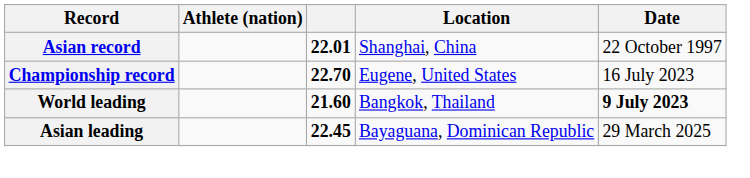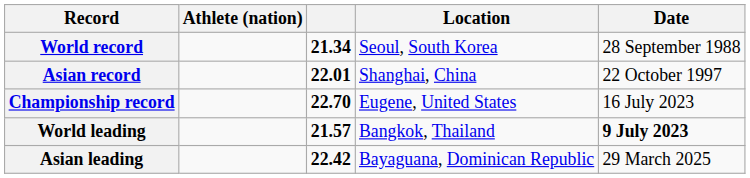+ row: (92, 46)
(331, 103) 21.60 -> (331, 131) 21.57
(331, 131) 22.45 -> (331, 159) 22.42
